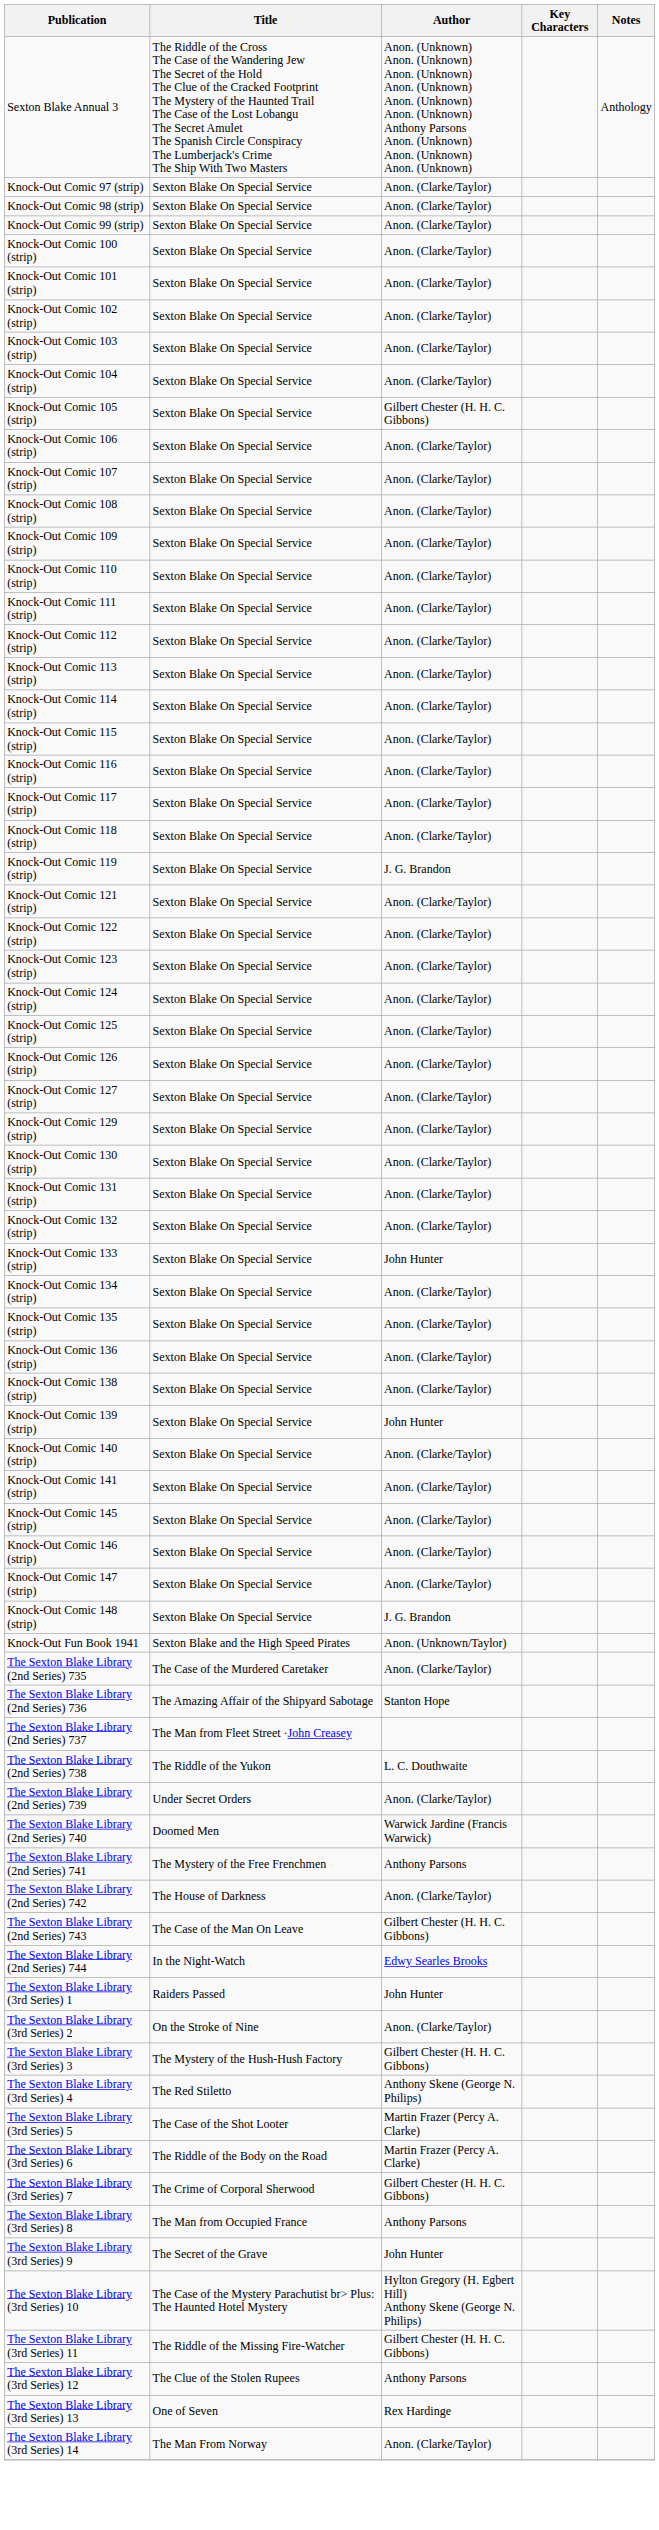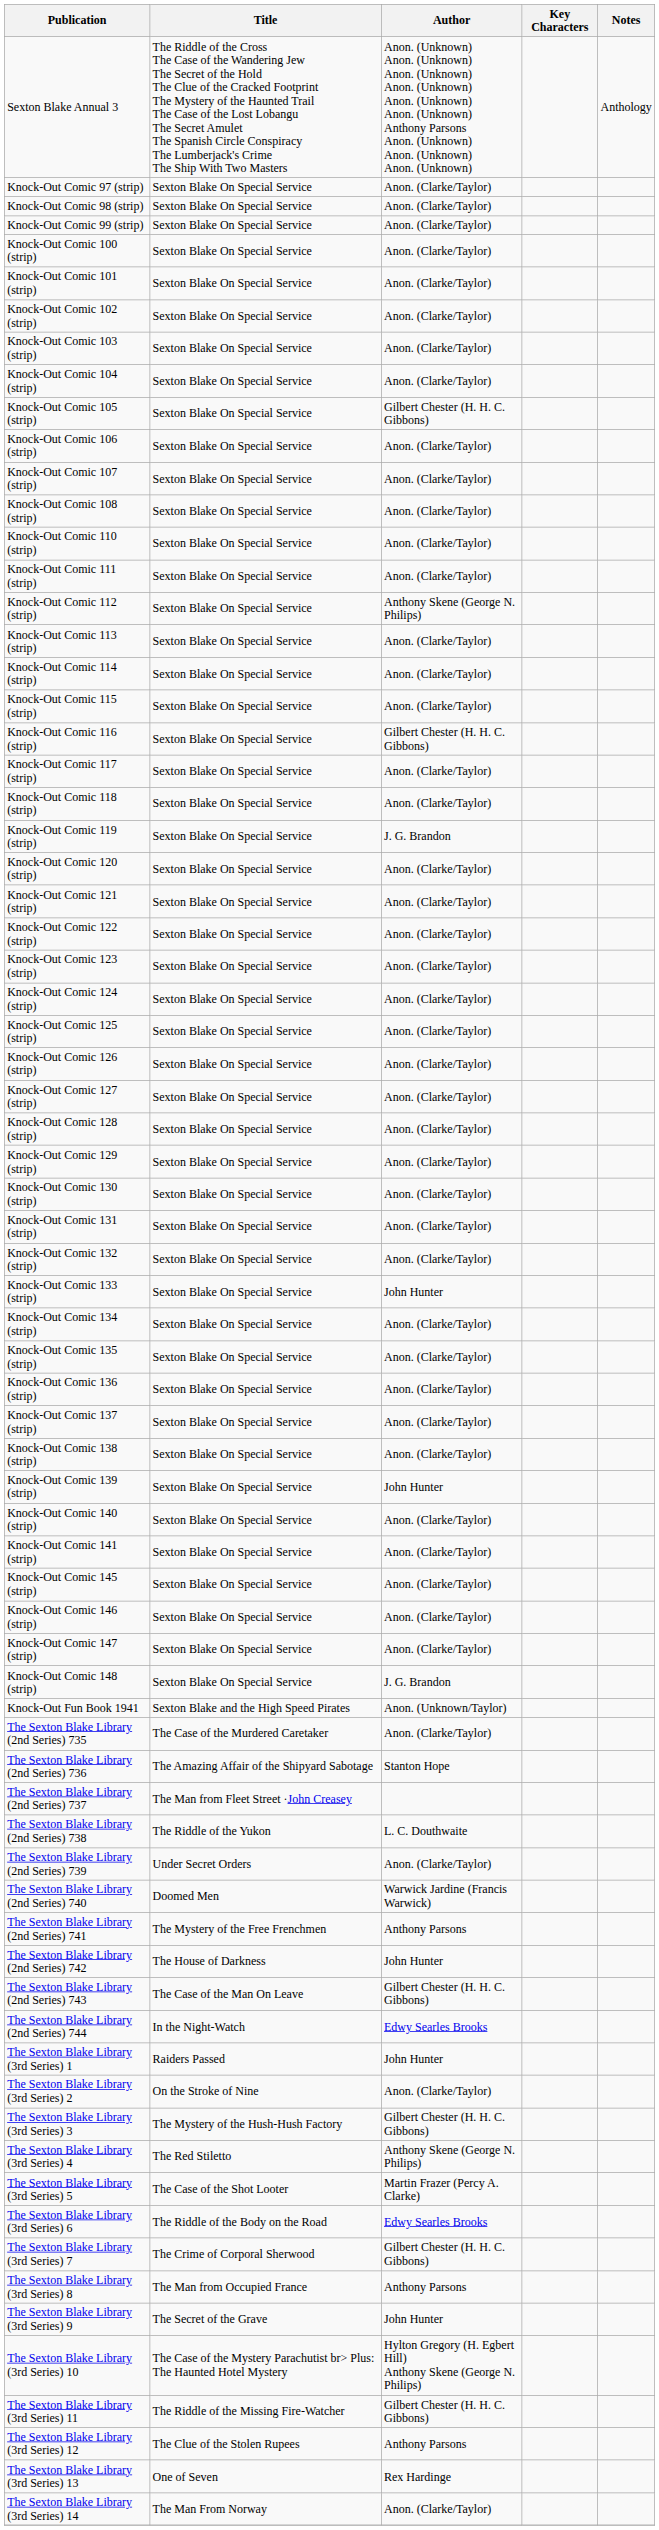- row: (62, 543)
(438, 641) Anon. (Clarke/Taylor) -> (450, 608) Anthony Skene (George N. Philips)
(438, 771) Anon. (Clarke/Taylor) -> (445, 738) Gilbert Chester (H. H. C. Gibbons)
+ row: (62, 869)
+ row: (62, 1129)
+ row: (62, 1422)
(438, 1896) Anon. (Clarke/Taylor) -> (414, 1961) John Hunter
(441, 2156) Martin Frazer (Percy A. Clarke) -> (436, 2221) Edwy Searles Brooks
